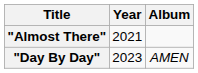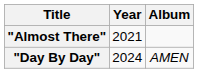(127, 57) 2023 -> (127, 57) 2024
